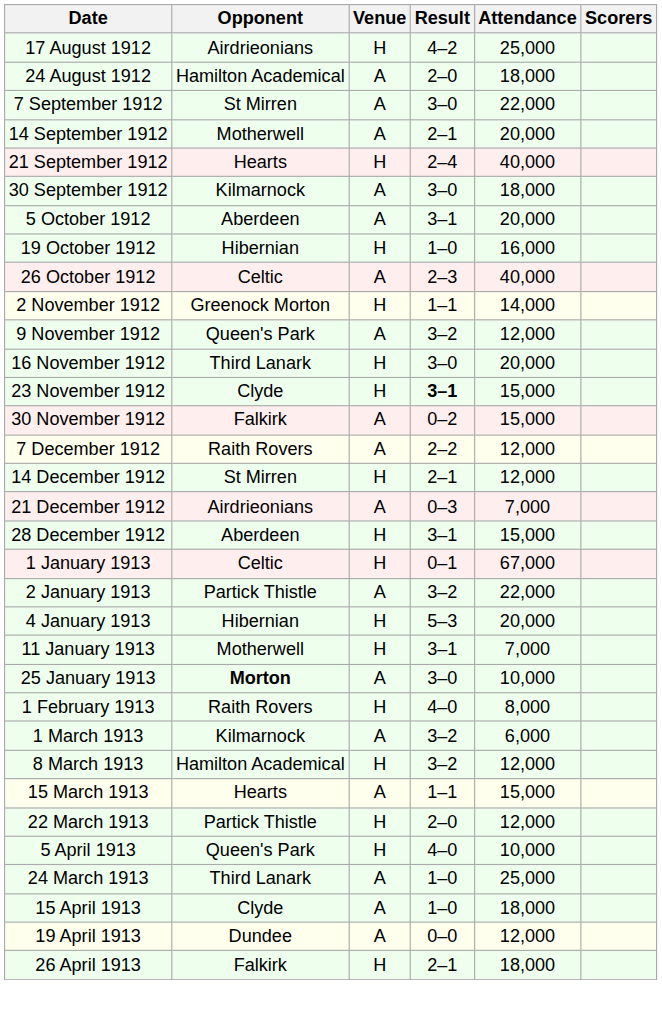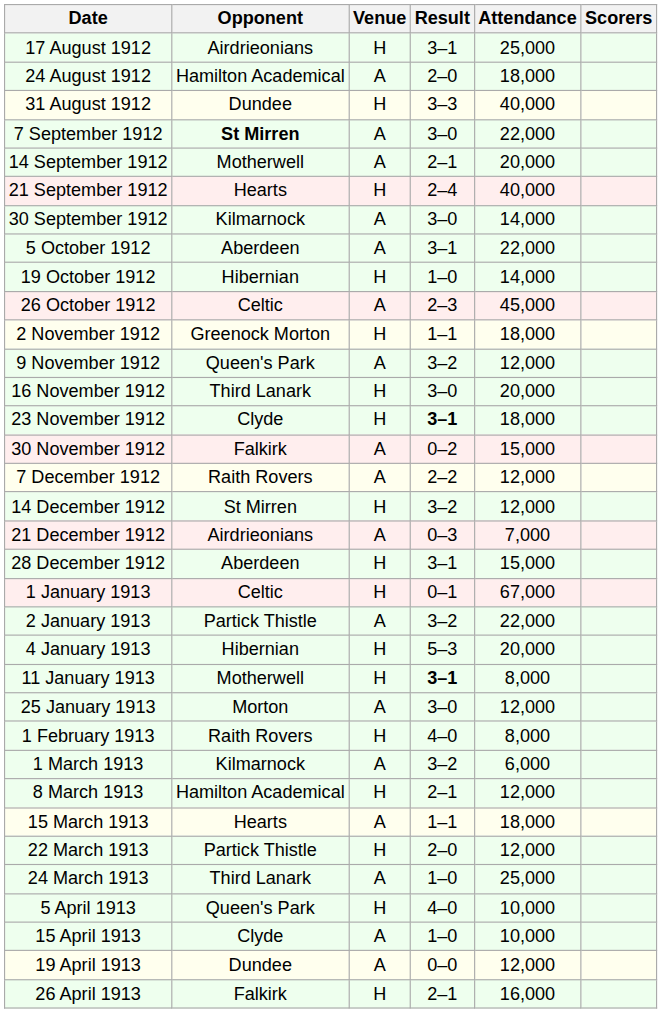(442, 47) 4–2 -> (442, 47) 3–1
+ row: (88, 104)
(260, 104) normal -> (260, 133) bold
(527, 190) 18,000 -> (527, 219) 14,000
(527, 219) 20,000 -> (527, 248) 22,000
(527, 248) 16,000 -> (527, 276) 14,000
(527, 276) 40,000 -> (527, 305) 45,000
(527, 305) 14,000 -> (527, 334) 18,000
(527, 391) 15,000 -> (527, 420) 18,000
(442, 477) 2–1 -> (442, 506) 3–2
(442, 649) normal -> (442, 678) bold
(527, 649) 7,000 -> (527, 678) 8,000
(260, 678) bold -> (260, 707) normal
(527, 678) 10,000 -> (527, 707) 12,000
(442, 764) 3–2 -> (442, 793) 2–1
(527, 793) 15,000 -> (527, 821) 18,000
rows swapped: (88, 879) <-> (88, 850)
(527, 907) 18,000 -> (527, 936) 10,000
(527, 965) 18,000 -> (527, 993) 16,000
